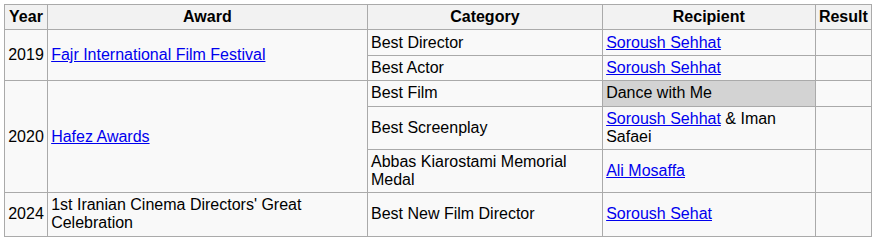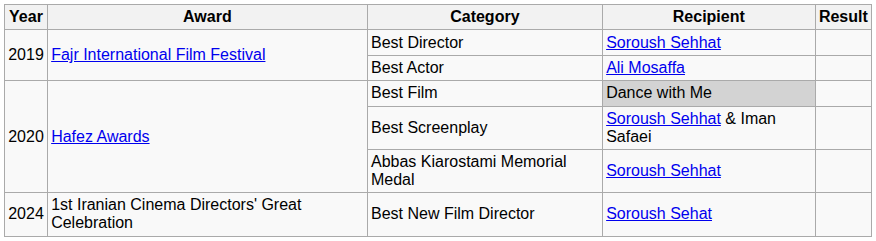(664, 67) Soroush Sehhat -> (646, 67) Ali Mosaffa
(646, 171) Ali Mosaffa -> (664, 171) Soroush Sehhat
